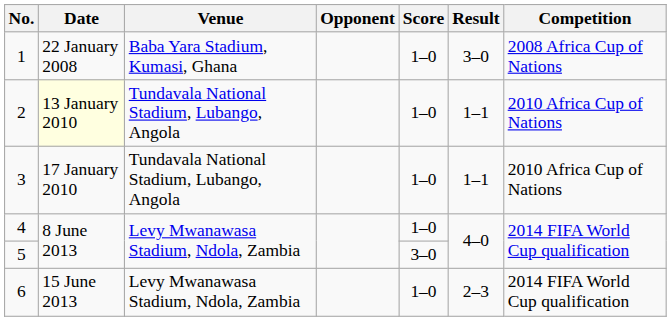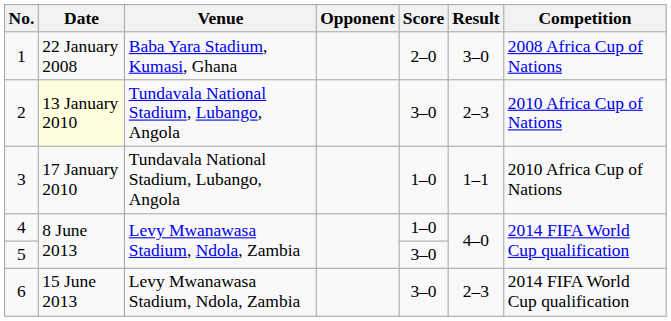(423, 55) 1–0 -> (423, 55) 2–0
(423, 112) 1–0 -> (423, 112) 3–0
(476, 112) 1–1 -> (476, 112) 2–3
(423, 292) 1–0 -> (423, 292) 3–0
